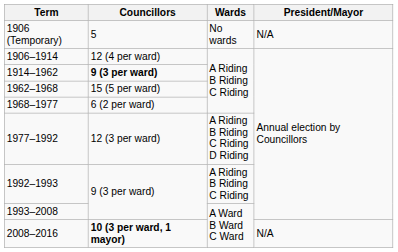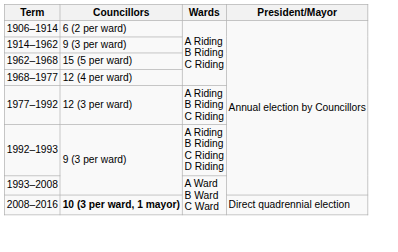- row: (34, 34)
(125, 56) 12 (4 per ward) -> (95, 28) 6 (2 per ward)
(124, 72) bold -> (95, 45) normal
(123, 105) 6 (2 per ward) -> (97, 77) 12 (4 per ward)
(229, 138) A Riding B Riding C Riding D Riding -> (204, 105) A Riding B Riding C Riding
(229, 183) A Riding B Riding C Riding -> (204, 150) A Riding B Riding C Riding D Riding
(265, 233) N/A -> (289, 205) Direct quadrennial election
